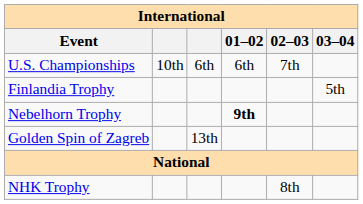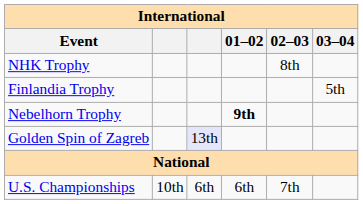rows swapped: (49, 187) <-> (71, 65)
(204, 138) no background -> (204, 138) lavender background
